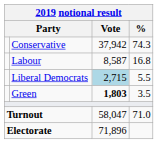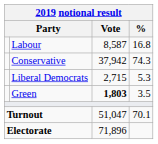rows swapped: (39, 45) <-> (26, 61)
(115, 77) lightblue background -> (115, 77) no background
(144, 77) 5.5 -> (144, 77) 5.3
(113, 114) 58,047 -> (113, 114) 51,047
(142, 114) 71.0 -> (142, 114) 70.1
